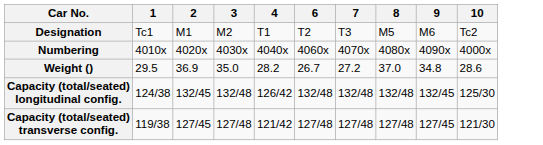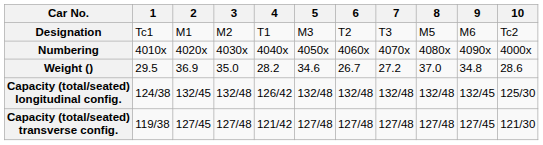+ column: (315, 13)
